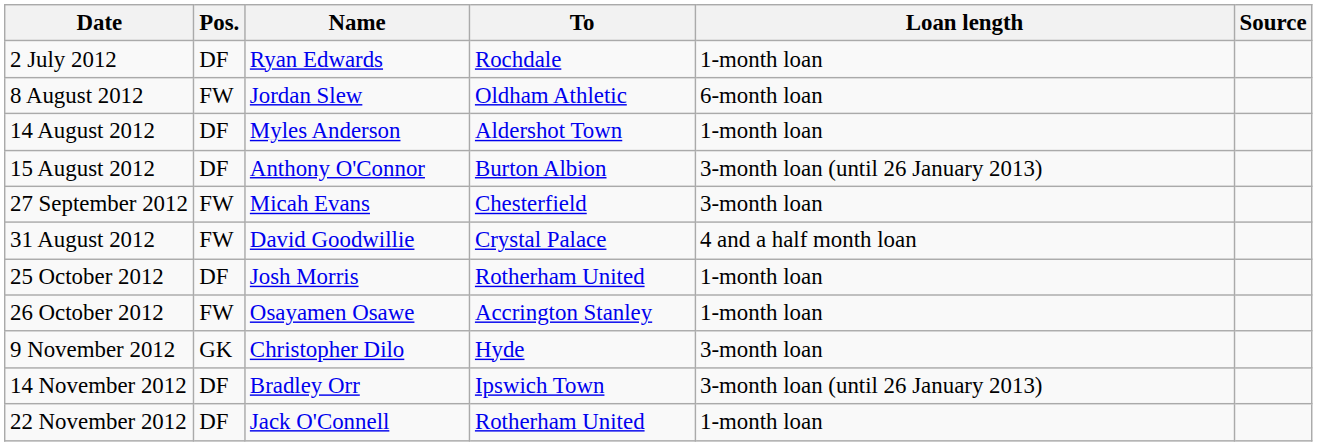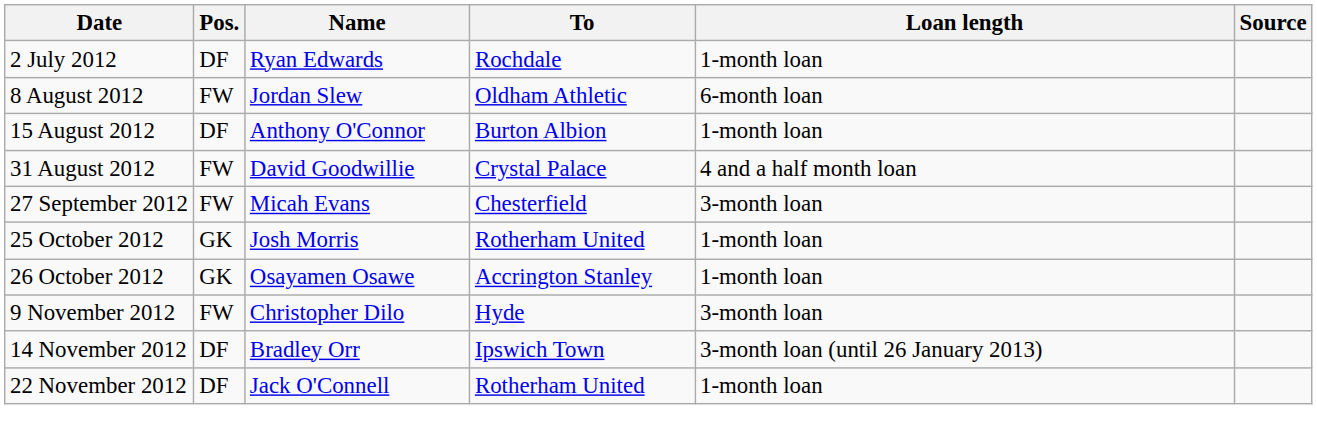- row: (82, 131)
(871, 167) 3-month loan (until 26 January 2013) -> (761, 131) 1-month loan
rows swapped: (82, 240) <-> (99, 204)
(214, 276) DF -> (216, 240) GK
(216, 312) FW -> (216, 276) GK
(216, 349) GK -> (216, 312) FW
